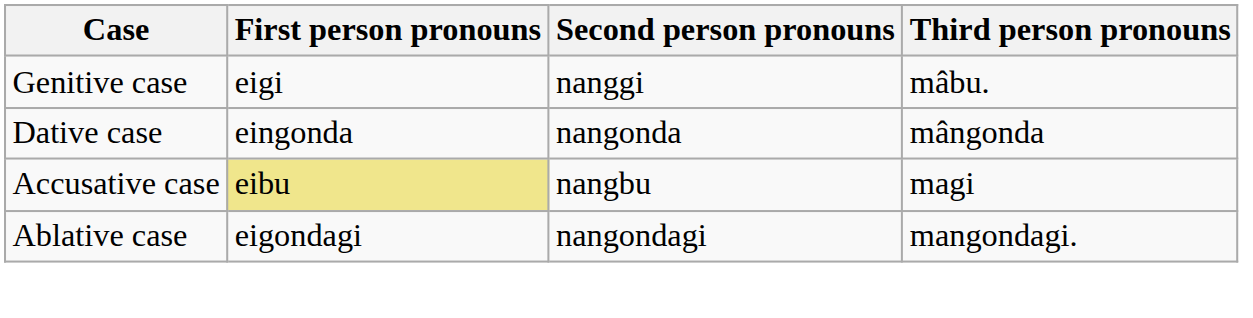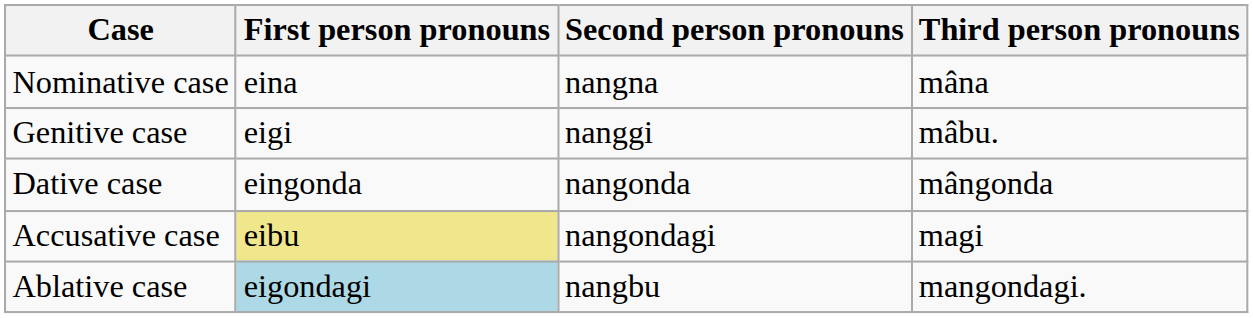+ row: (121, 81)
(604, 183) nangbu -> (640, 235) nangondagi
(298, 235) no background -> (307, 286) lightblue background
(631, 235) nangondagi -> (613, 286) nangbu
